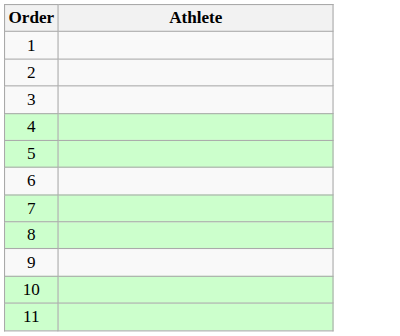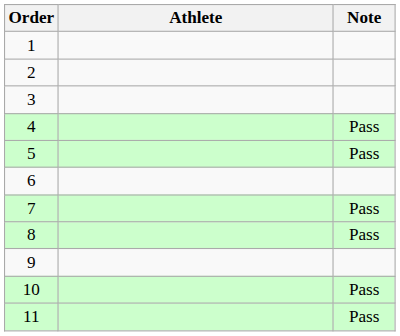+ column: (364, 18)
